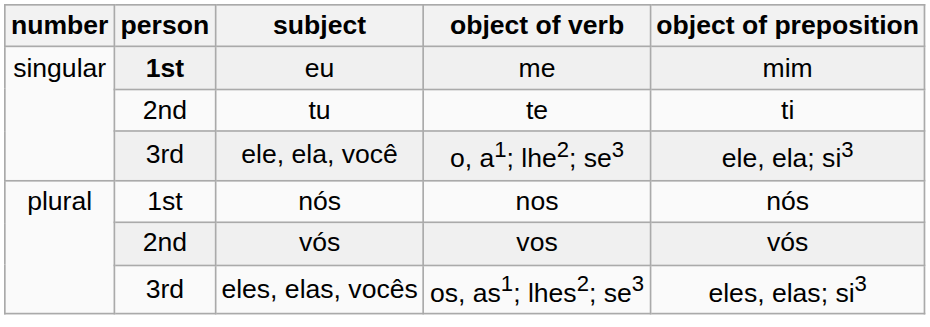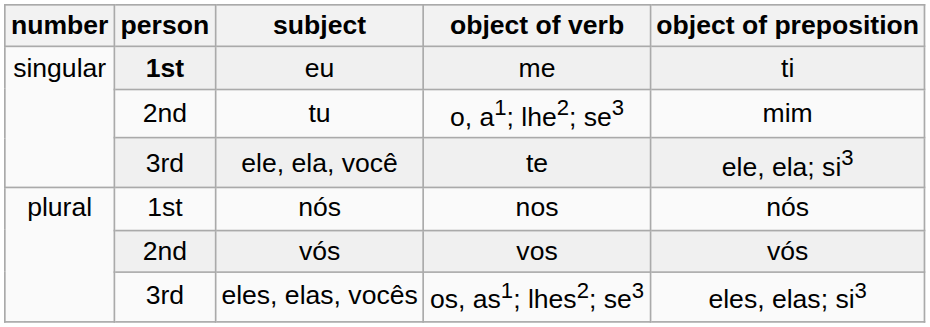(788, 67) mim -> (788, 67) ti
(537, 109) te -> (537, 113) o, a1; lhe2; se3
(788, 109) ti -> (788, 113) mim
(537, 155) o, a1; lhe2; se3 -> (537, 162) te
